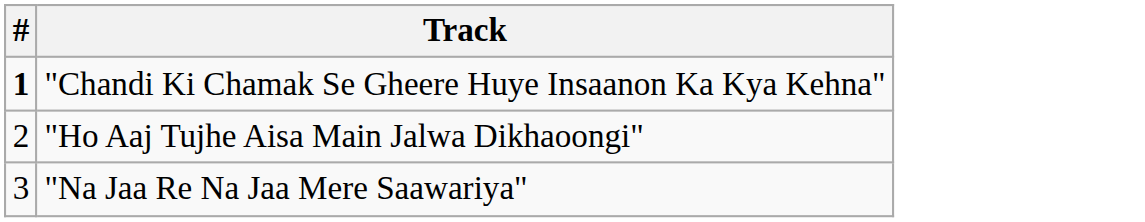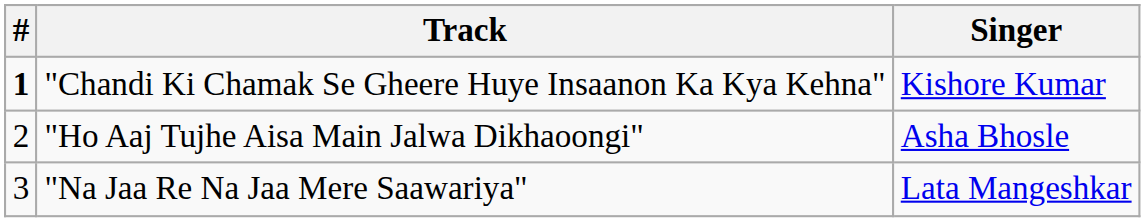+ column: (1016, 30)
